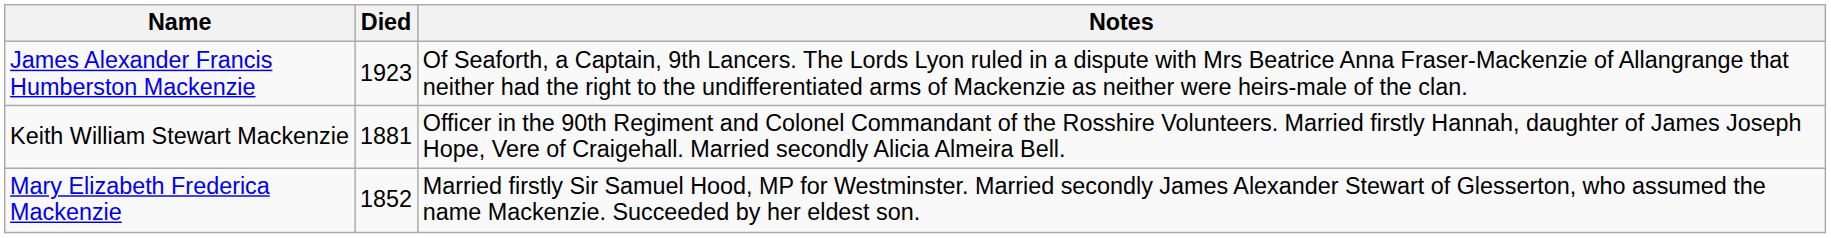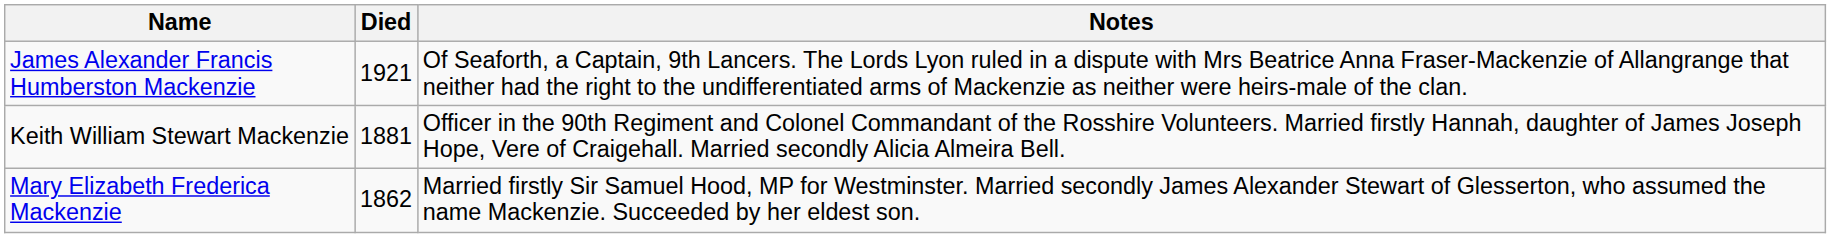(386, 73) 1923 -> (386, 73) 1921
(386, 199) 1852 -> (386, 199) 1862
